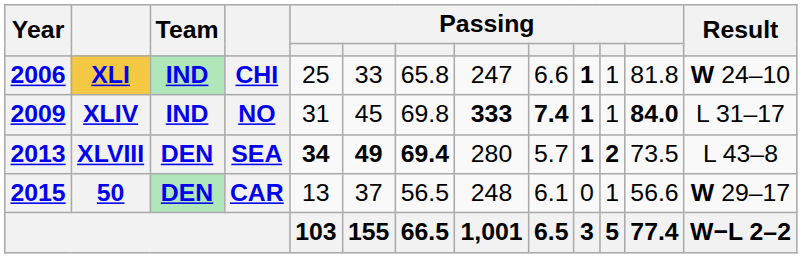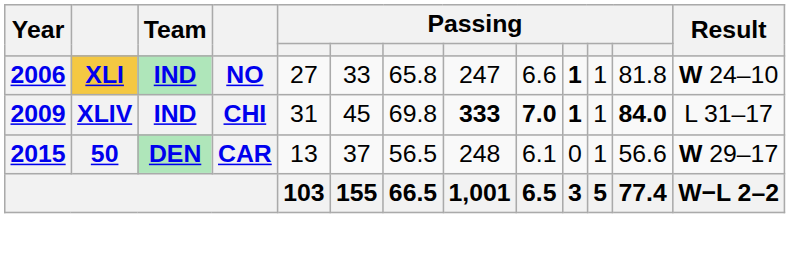(257, 74) CHI -> (245, 74) NO
(316, 74) 25 -> (304, 74) 27
(257, 114) NO -> (245, 114) CHI
(551, 114) 7.4 -> (539, 114) 7.0
- row: (111, 153)
